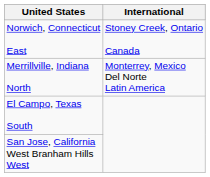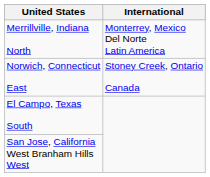rows swapped: (53, 39) <-> (48, 77)
